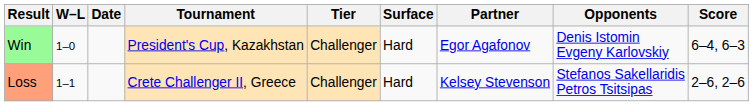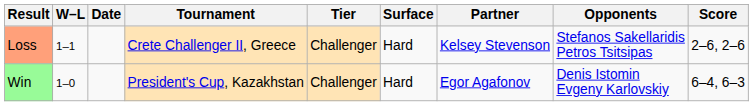rows swapped: (19, 44) <-> (22, 82)
